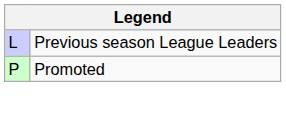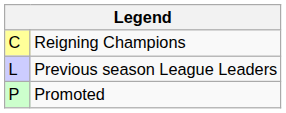+ row: (110, 43)
